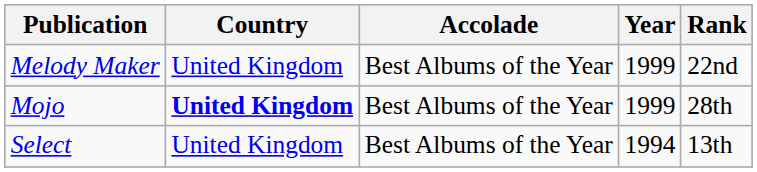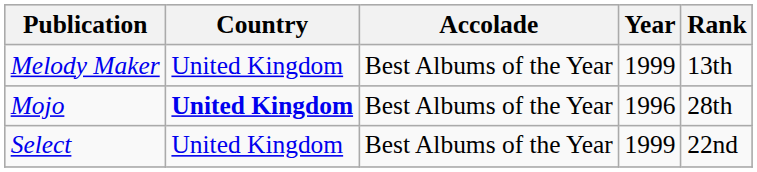(713, 65) 22nd -> (710, 65) 13th
(650, 105) 1999 -> (650, 105) 1996
(650, 145) 1994 -> (650, 145) 1999
(710, 145) 13th -> (713, 145) 22nd
